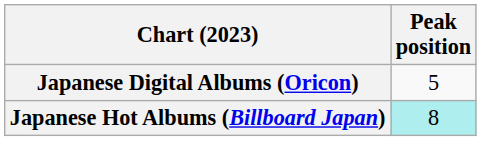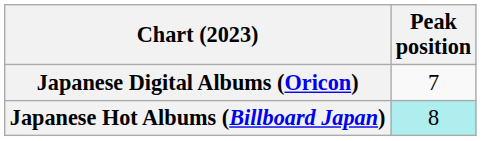(433, 82) 5 -> (433, 82) 7
